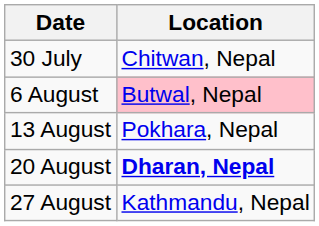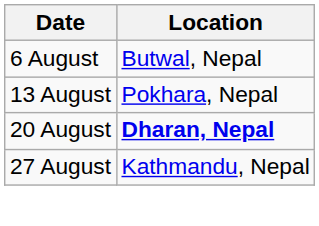- row: (46, 58)
(192, 94) pink background -> (192, 58) no background
